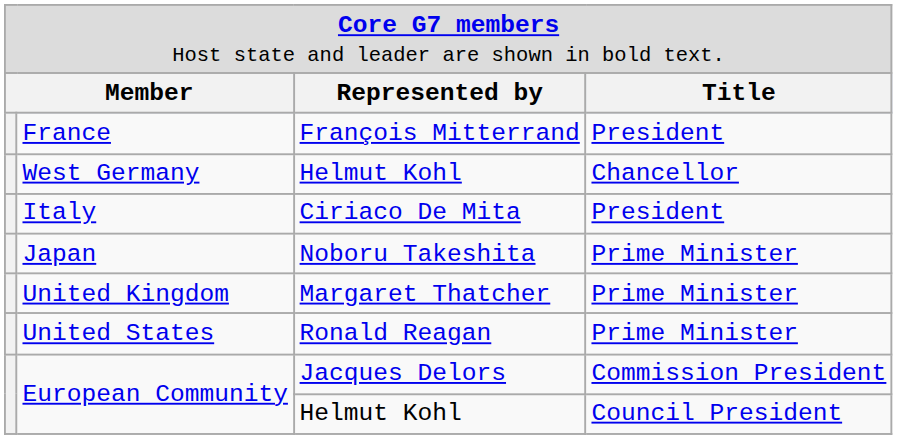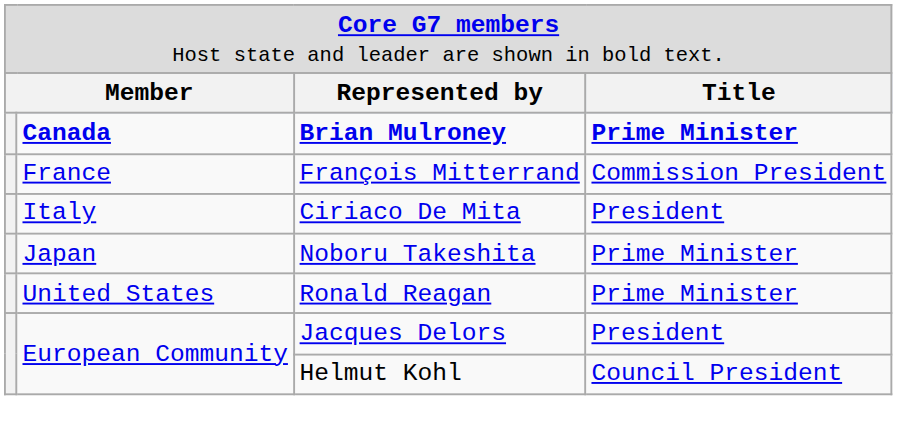+ row: (67, 133)
(658, 133) President -> (739, 173) Commission President
- row: (111, 173)
- row: (126, 294)
(739, 374) Commission President -> (658, 334) President
